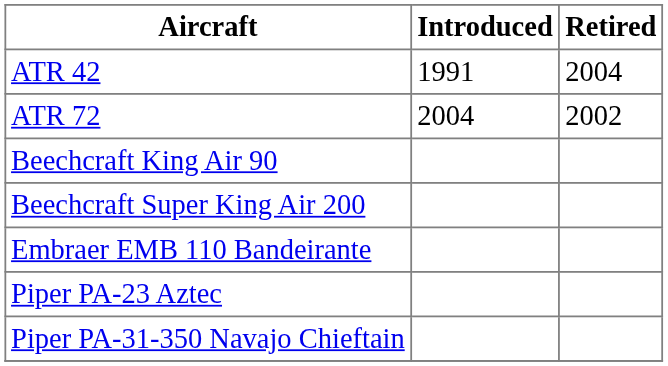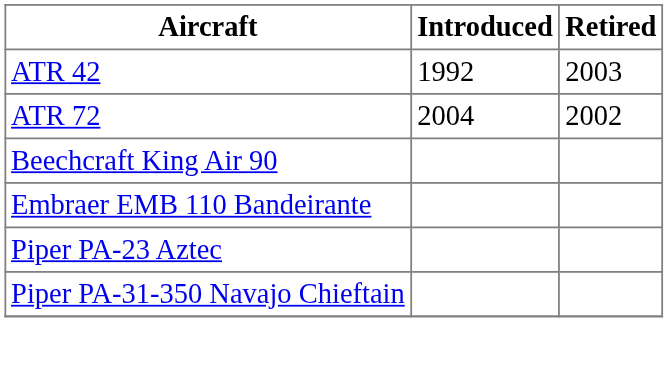(446, 71) 1991 -> (446, 71) 1992
(594, 71) 2004 -> (594, 71) 2003
- row: (188, 204)
